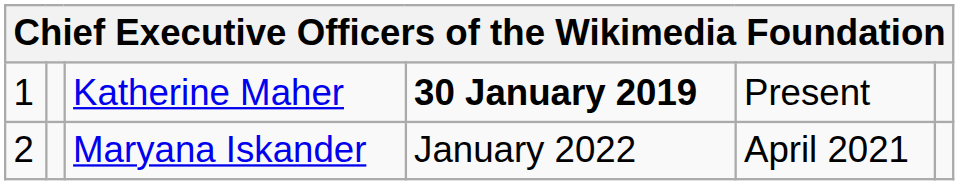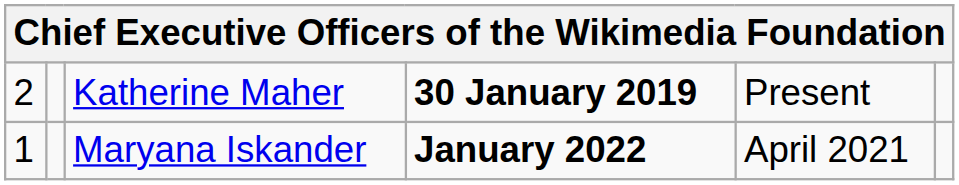(24, 91) 1 -> (24, 91) 2
(24, 149) 2 -> (24, 149) 1
(525, 149) normal -> (530, 149) bold
